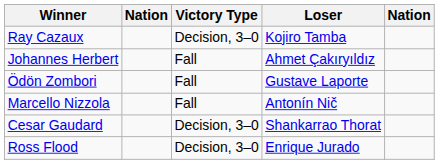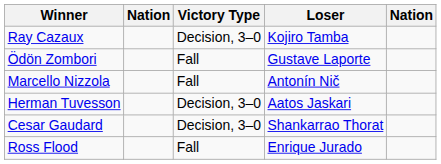- row: (63, 59)
+ row: (64, 103)
(217, 147) Decision, 3–0 -> (188, 147) Fall
